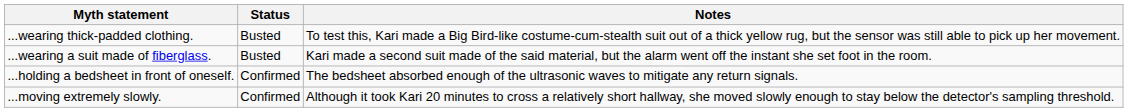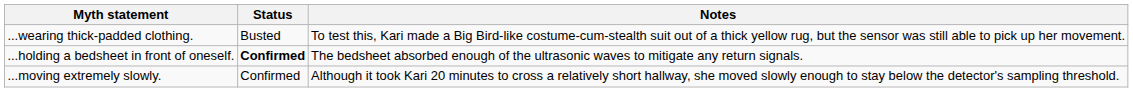- row: (109, 55)
(270, 76) normal -> (273, 55) bold
